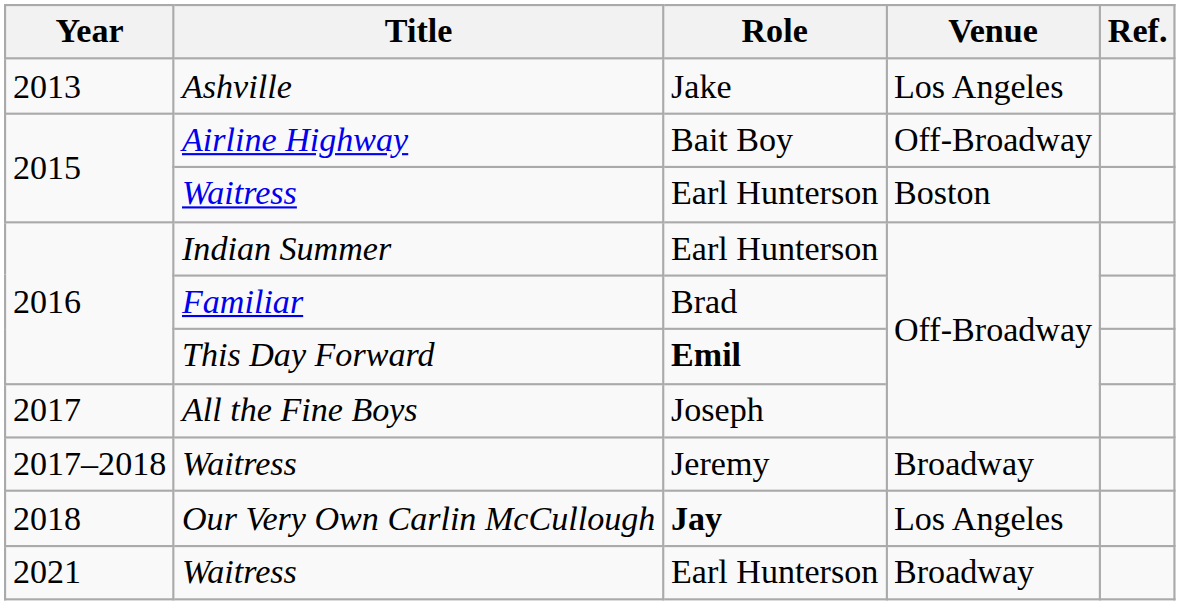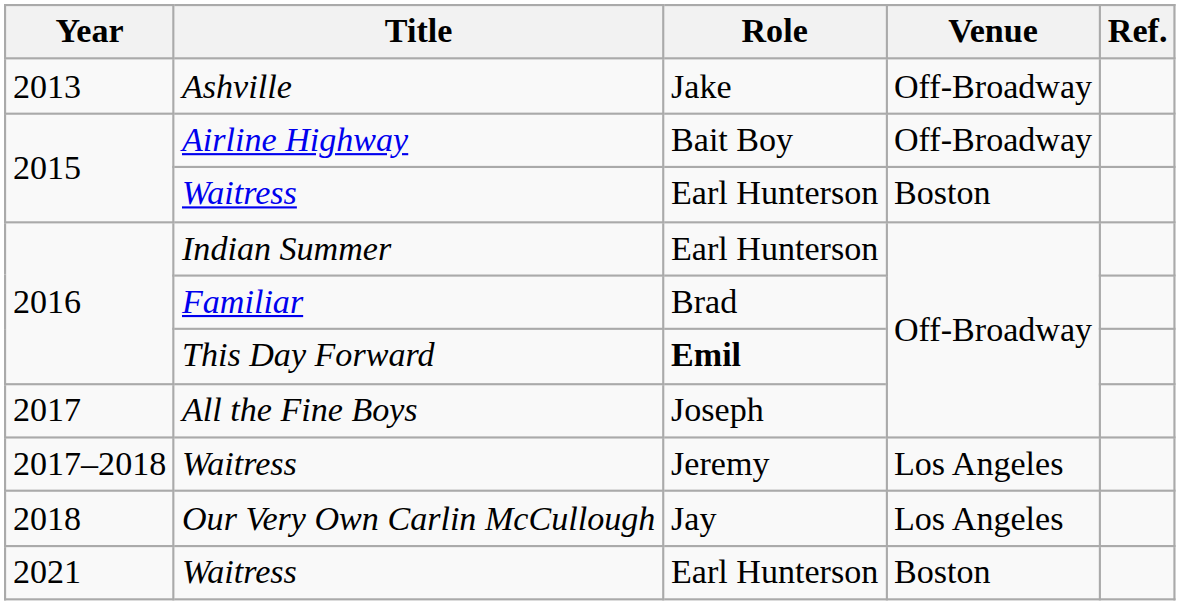(979, 85) Los Angeles -> (993, 85) Off-Broadway
(964, 463) Broadway -> (979, 463) Los Angeles
(697, 517) bold -> (694, 517) normal
(964, 572) Broadway -> (942, 572) Boston
